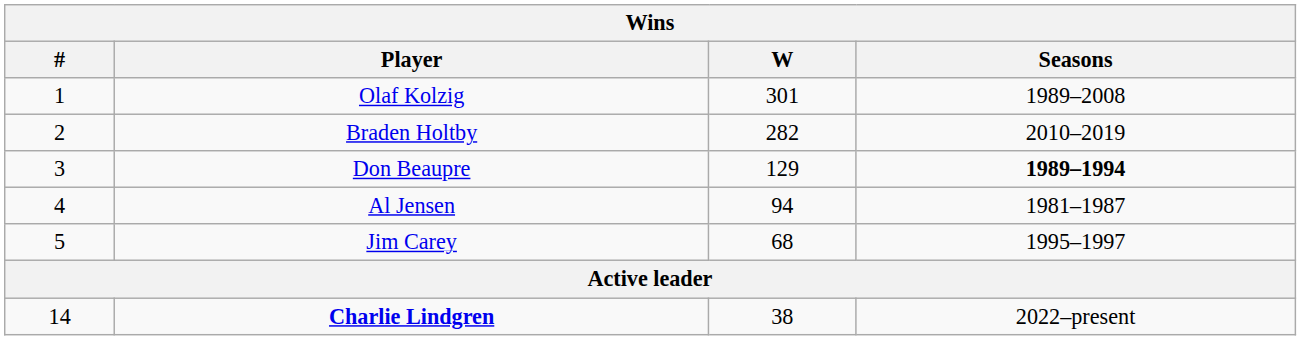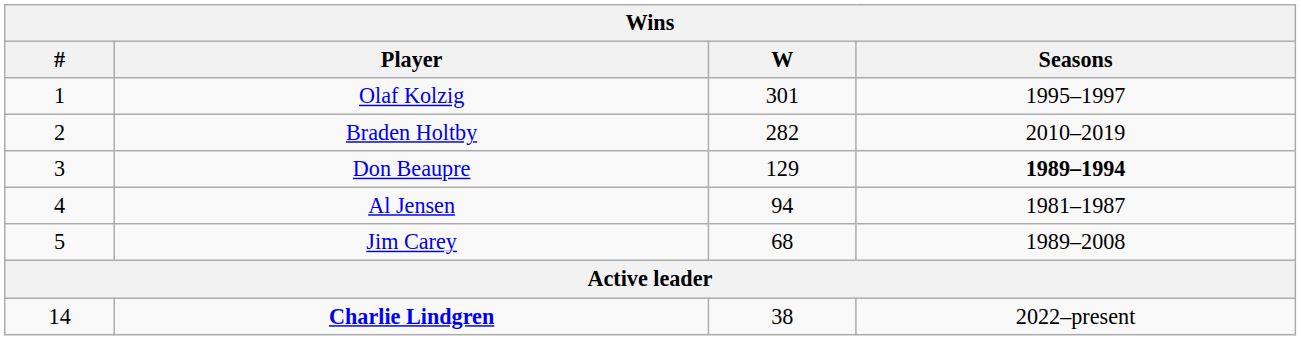(1076, 96) 1989–2008 -> (1076, 96) 1995–1997
(1076, 242) 1995–1997 -> (1076, 242) 1989–2008
